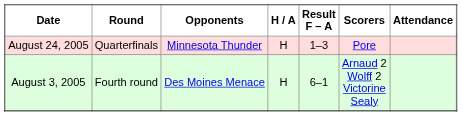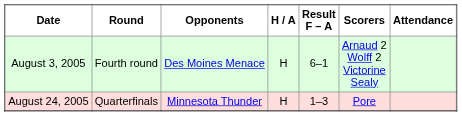rows swapped: (48, 82) <-> (48, 45)
